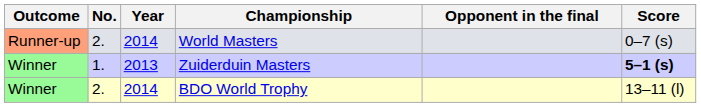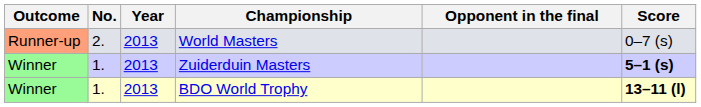(141, 41) 2014 -> (141, 41) 2013
(98, 89) 2. -> (98, 89) 1.
(141, 89) 2014 -> (141, 89) 2013
(655, 89) normal -> (655, 89) bold
